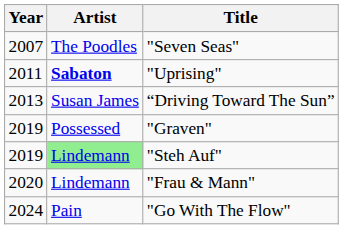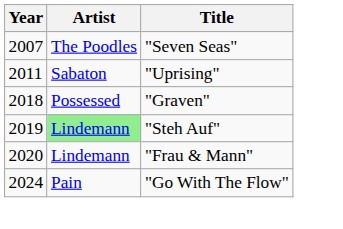(81, 73) bold -> (79, 73) normal
- row: (241, 100)
(26, 127) 2019 -> (26, 100) 2018
